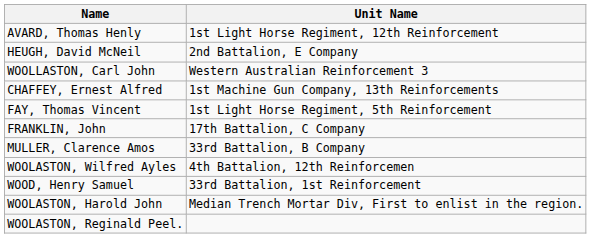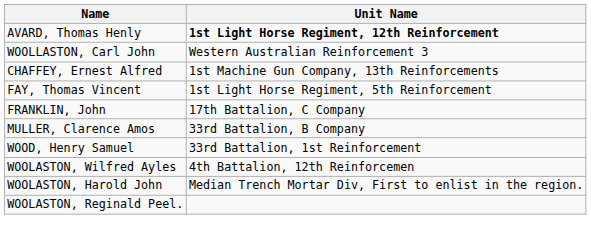(344, 33) normal -> (344, 33) bold
- row: (74, 52)
rows swapped: (71, 186) <-> (92, 167)
